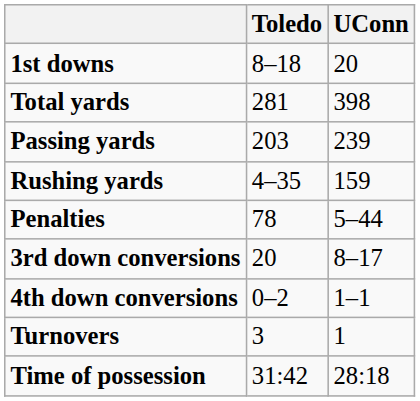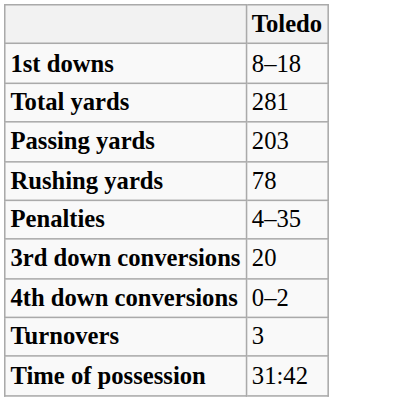- column: (371, 24)
(276, 180) 4–35 -> (264, 180) 78
(264, 219) 78 -> (276, 219) 4–35
